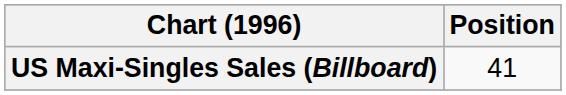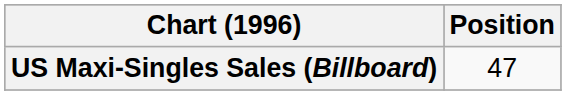(502, 68) 41 -> (502, 68) 47
